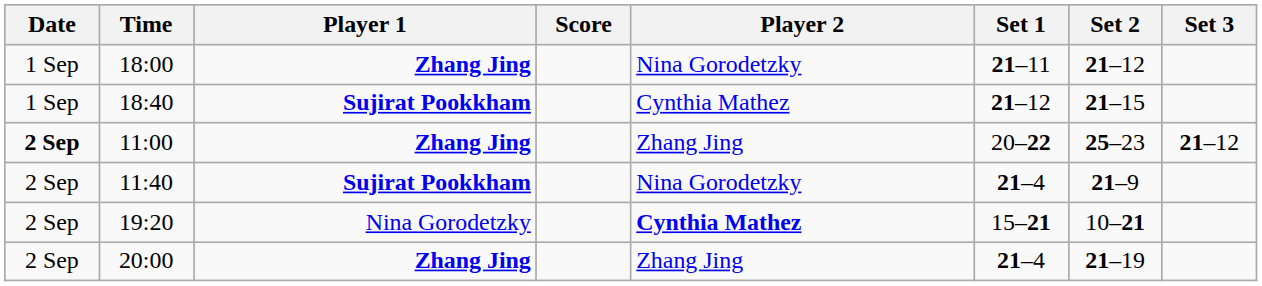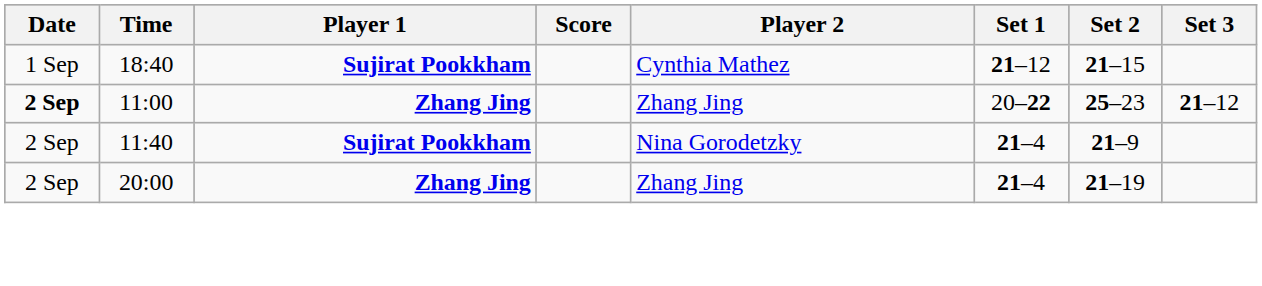- row: (146, 64)
- row: (146, 221)
